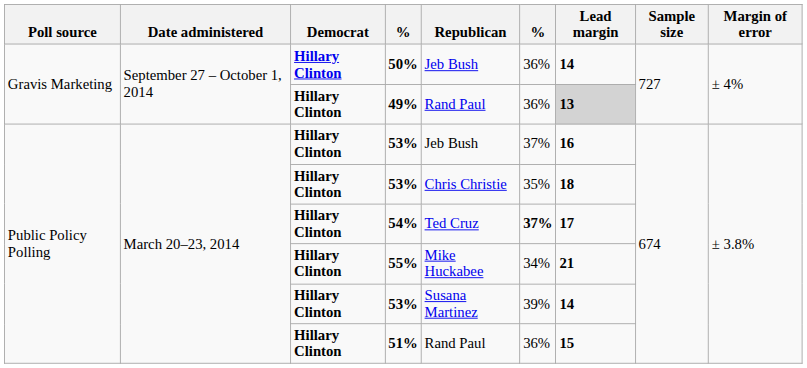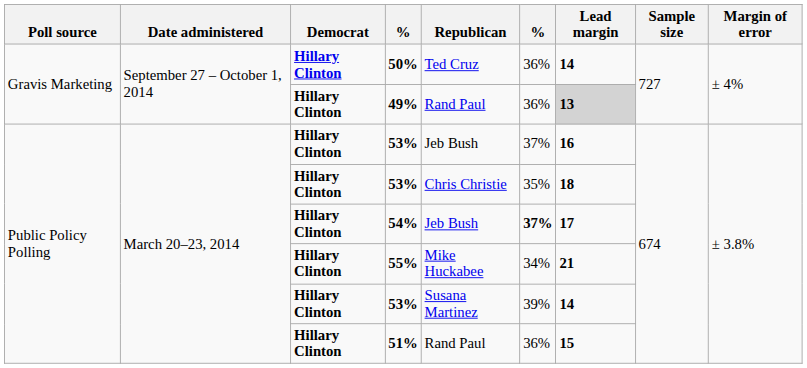(451, 64) Jeb Bush -> (452, 64) Ted Cruz
(452, 223) Ted Cruz -> (451, 223) Jeb Bush
